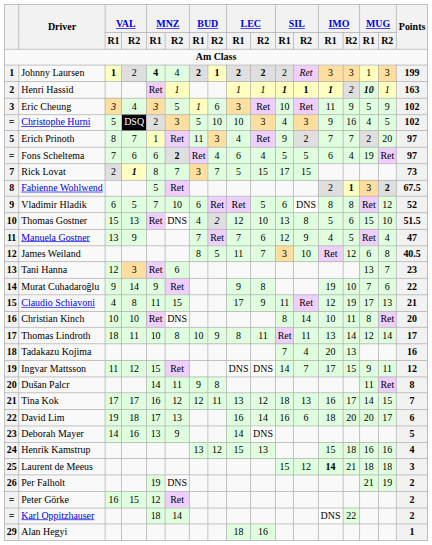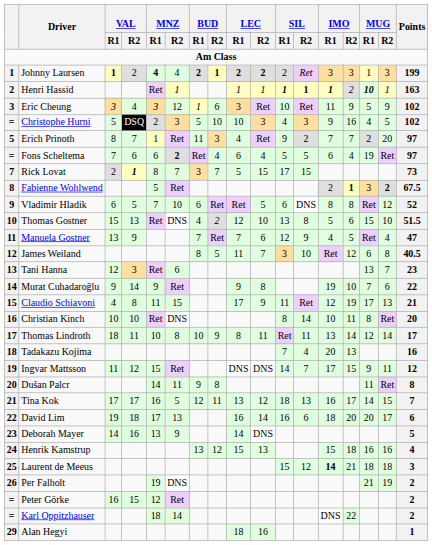(177, 106) 5 -> (177, 106) 12
(177, 401) 12 -> (177, 401) 5
